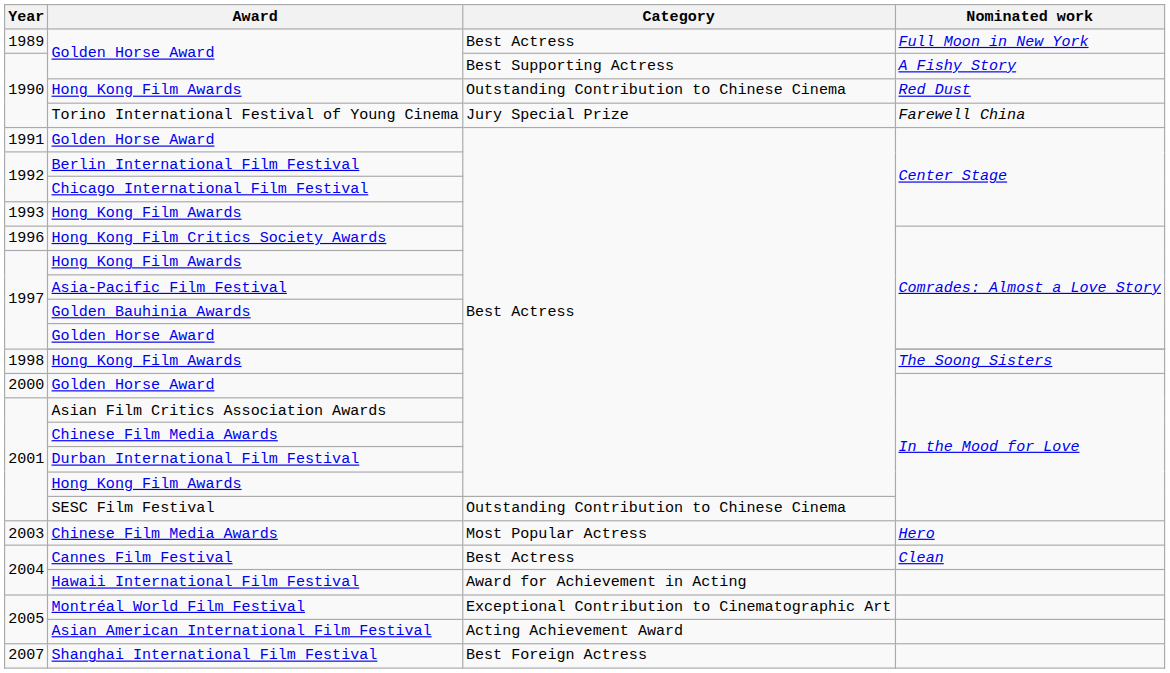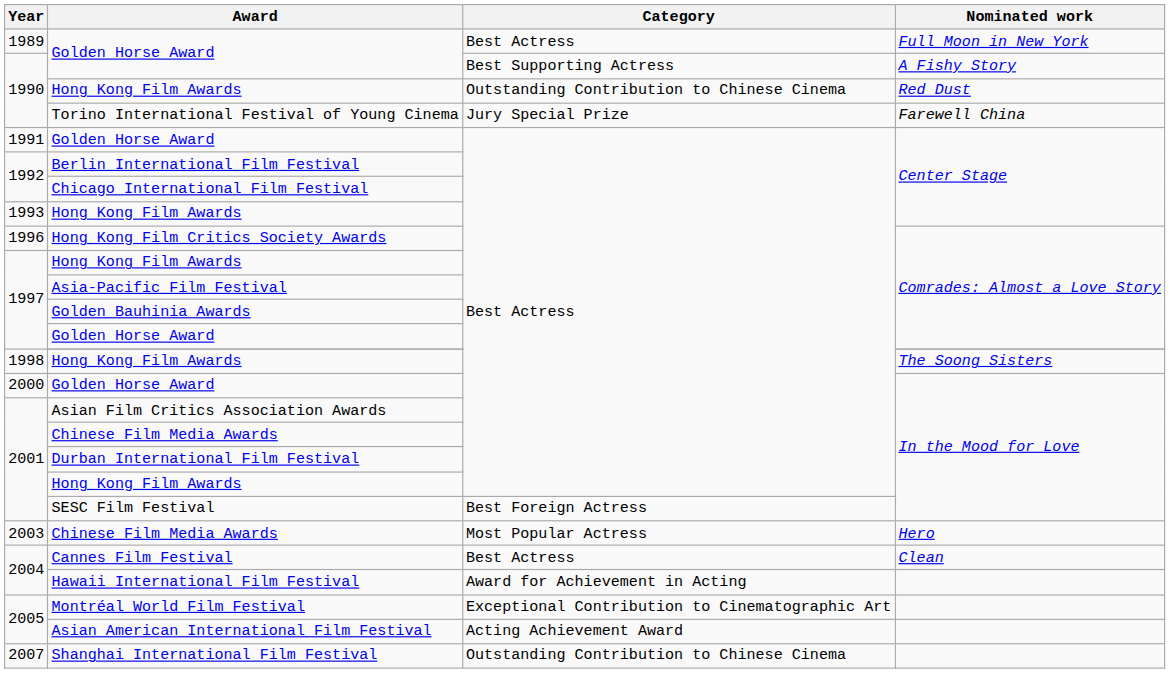(656, 508) Outstanding Contribution to Chinese Cinema -> (556, 508) Best Foreign Actress
(556, 656) Best Foreign Actress -> (656, 656) Outstanding Contribution to Chinese Cinema
